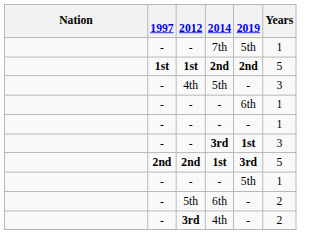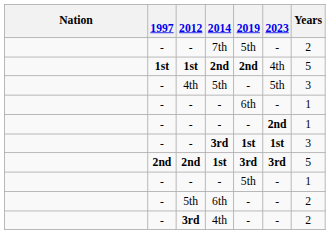+ column: (277, 28)
(279, 47) 1 -> (308, 47) 2
